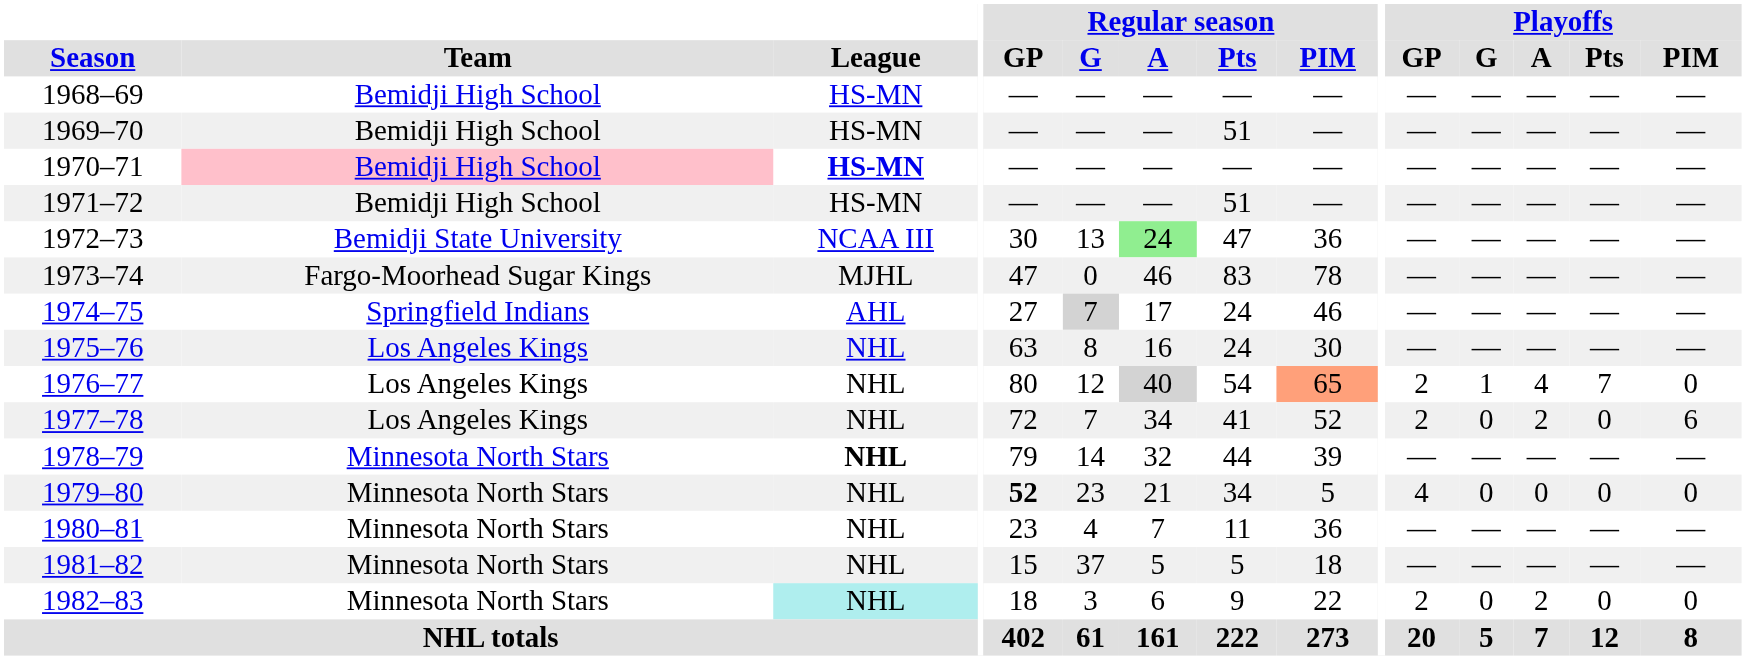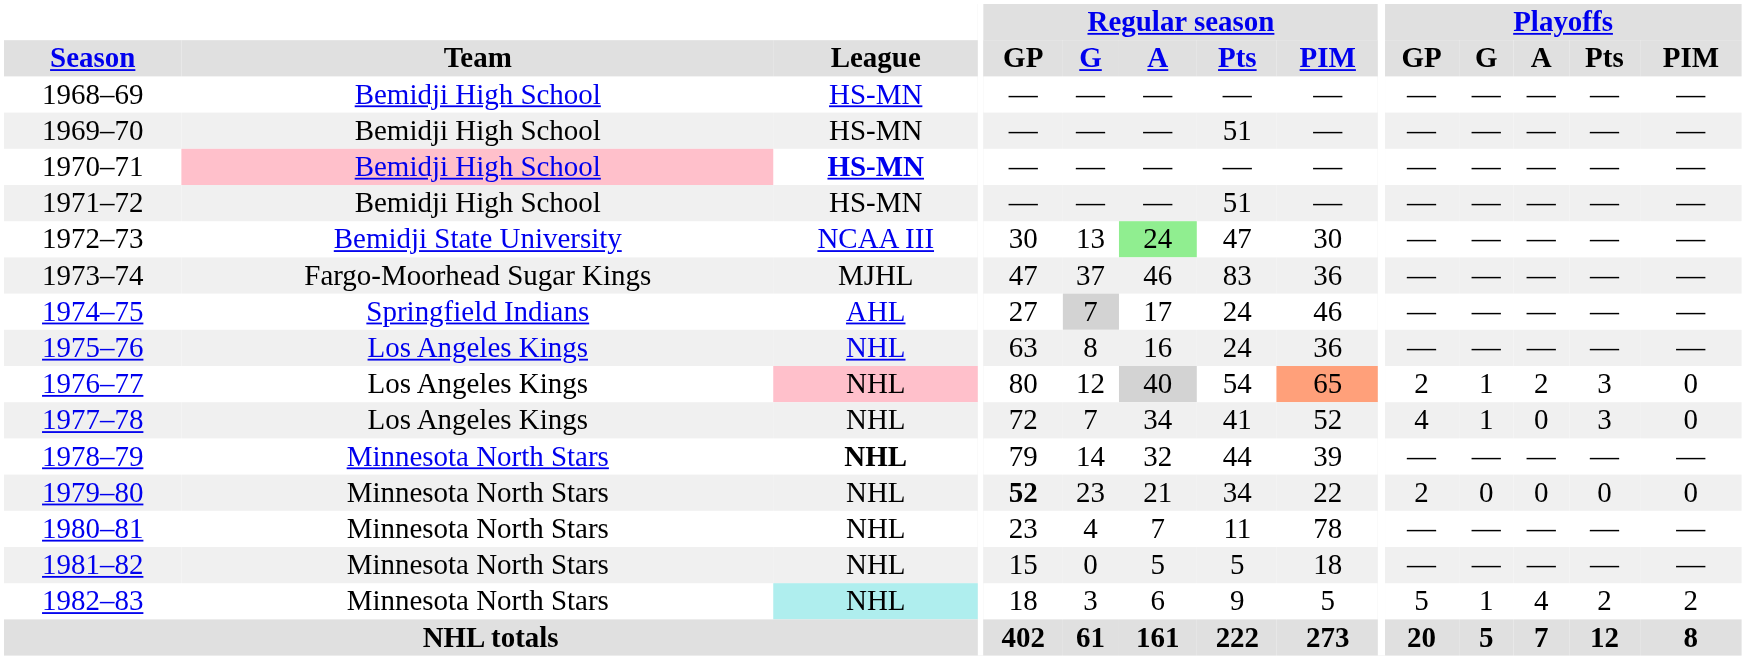(1328, 238) 36 -> (1328, 238) 30
(1091, 275) 0 -> (1091, 275) 37
(1328, 275) 78 -> (1328, 275) 36
(1328, 347) 30 -> (1328, 347) 36
(876, 383) no background -> (876, 383) pink background
(1541, 383) 4 -> (1541, 383) 2
(1604, 383) 7 -> (1604, 383) 3
(1422, 419) 2 -> (1422, 419) 4
(1486, 419) 0 -> (1486, 419) 1
(1541, 419) 2 -> (1541, 419) 0
(1604, 419) 0 -> (1604, 419) 3
(1691, 419) 6 -> (1691, 419) 0
(1328, 492) 5 -> (1328, 492) 22
(1422, 492) 4 -> (1422, 492) 2
(1328, 528) 36 -> (1328, 528) 78
(1091, 564) 37 -> (1091, 564) 0
(1328, 600) 22 -> (1328, 600) 5
(1422, 600) 2 -> (1422, 600) 5
(1486, 600) 0 -> (1486, 600) 1
(1541, 600) 2 -> (1541, 600) 4
(1604, 600) 0 -> (1604, 600) 2
(1691, 600) 0 -> (1691, 600) 2
